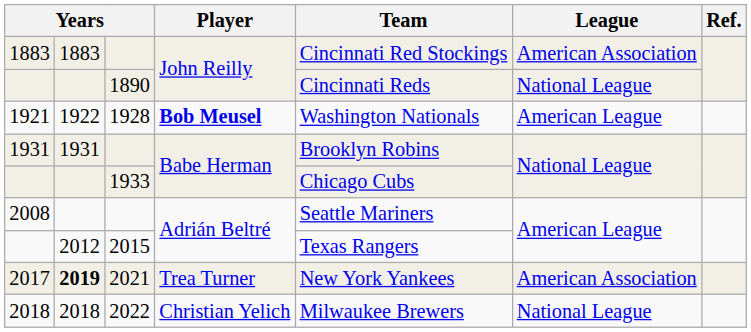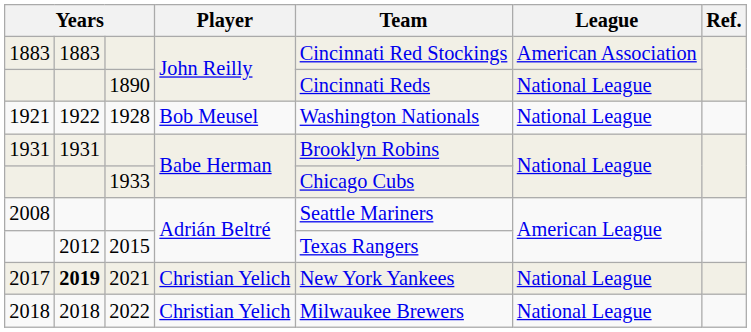(210, 117) bold -> (209, 117) normal
(589, 117) American League -> (584, 117) National League
(207, 278) Trea Turner -> (225, 278) Christian Yelich
(607, 278) American Association -> (584, 278) National League
